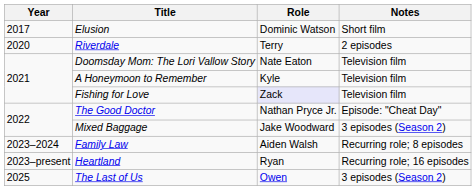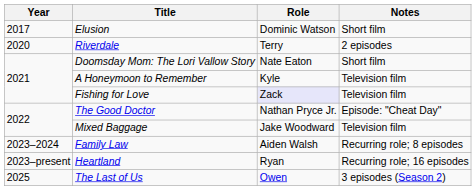(374, 62) Television film -> (364, 62) Short film
(394, 128) 3 episodes (Season 2) -> (374, 128) Television film
